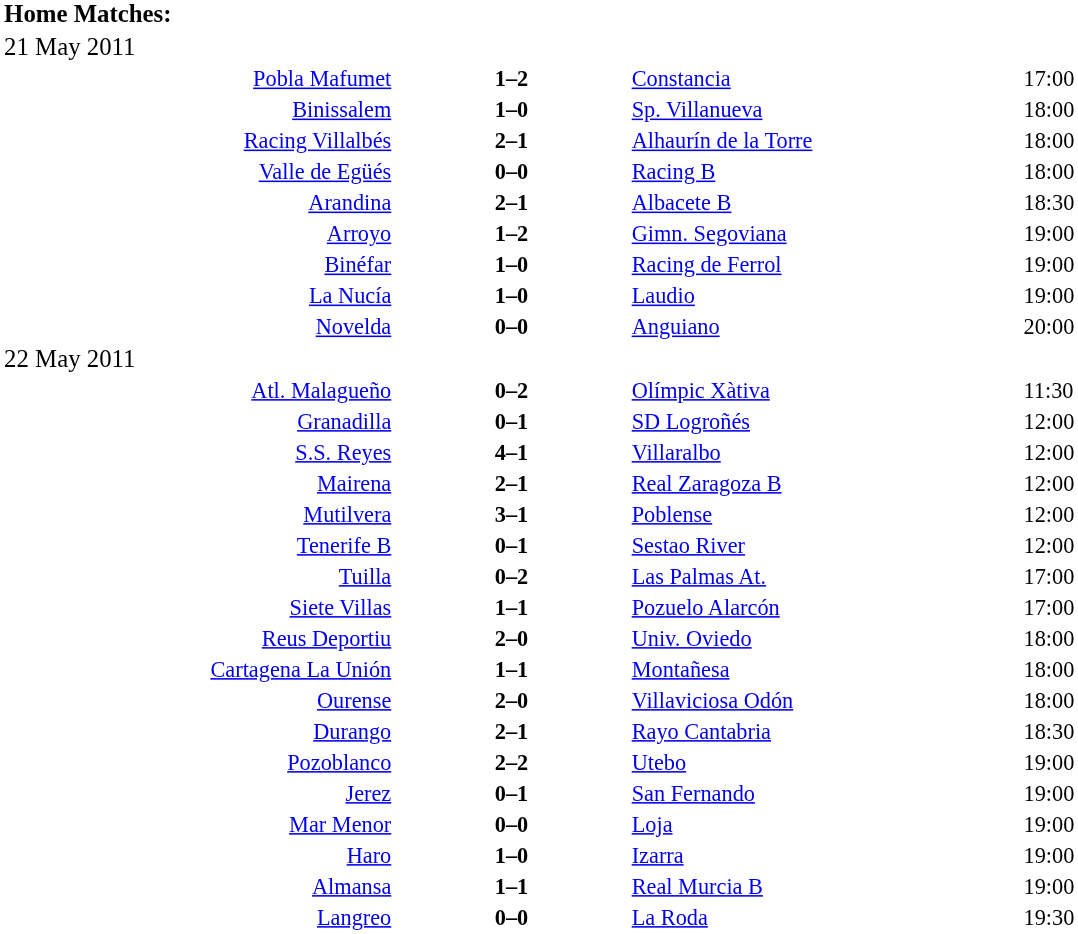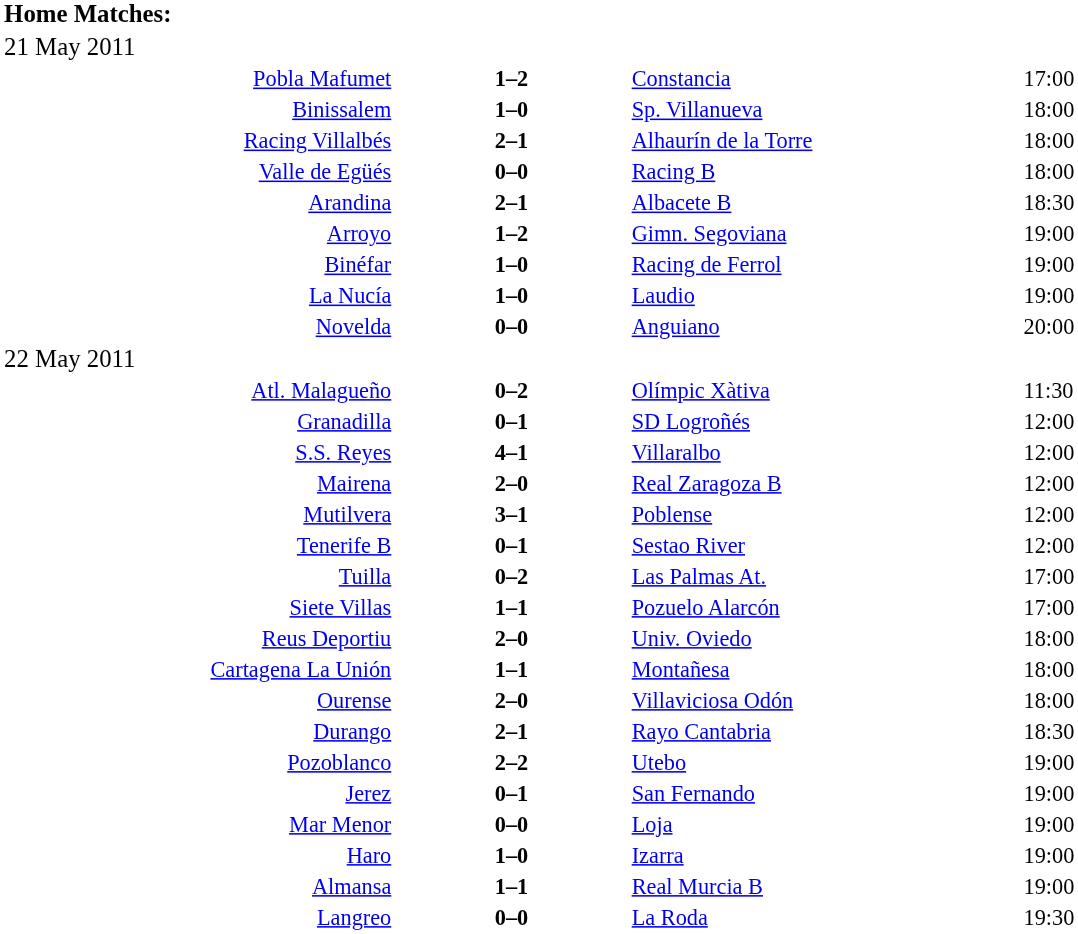(511, 483) 2–1 -> (511, 483) 2–0
